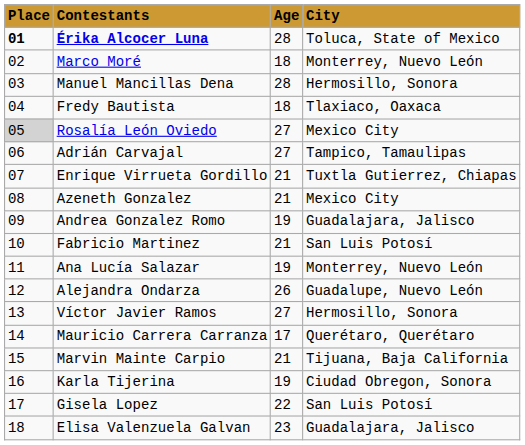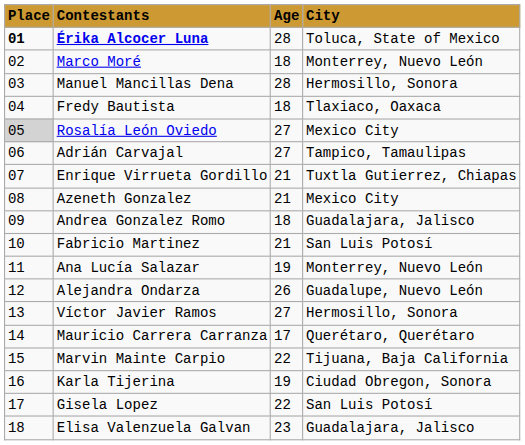(282, 222) 19 -> (282, 222) 18
(282, 359) 21 -> (282, 359) 22
